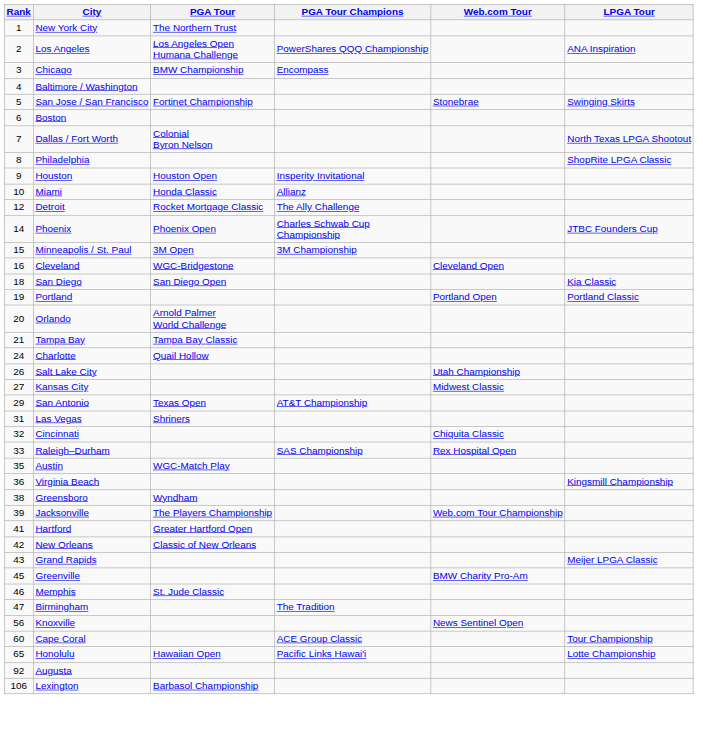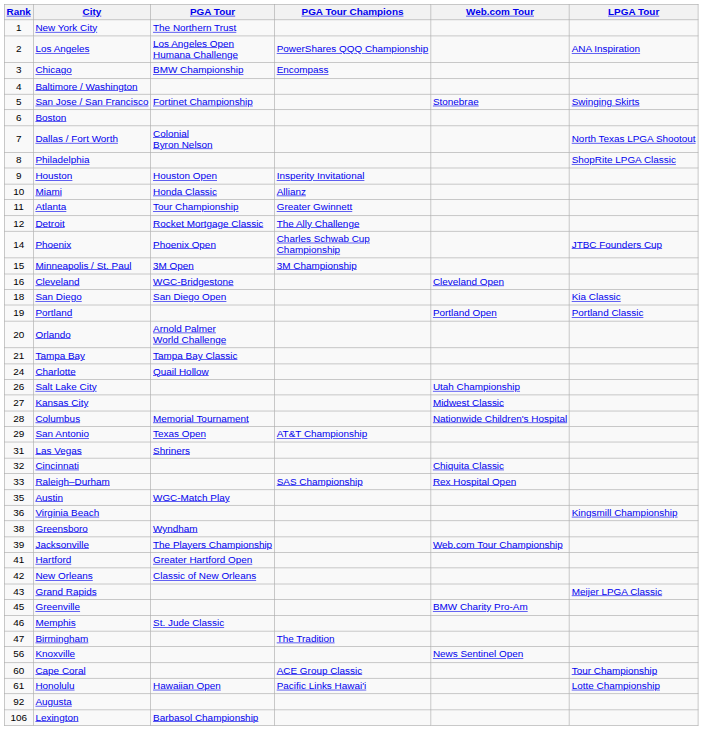+ row: (51, 207)
+ row: (58, 418)
(19, 654) 65 -> (19, 686) 61
